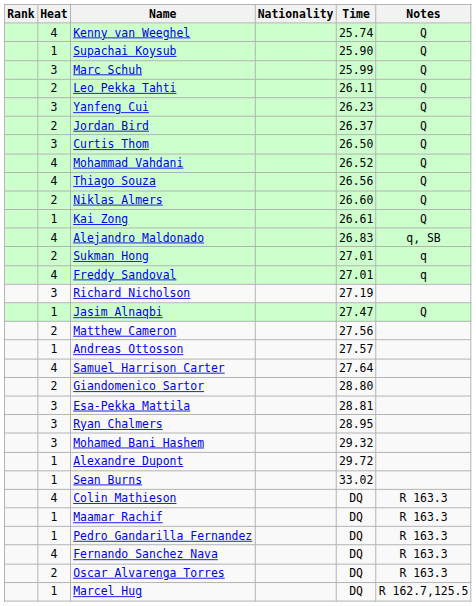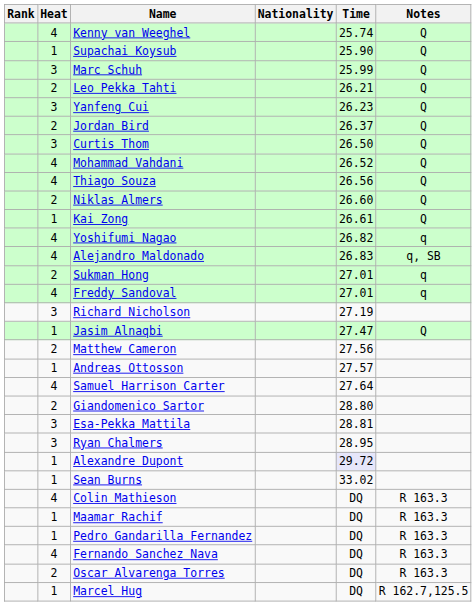(356, 88) 26.11 -> (356, 88) 26.21
+ row: (125, 238)
- row: (139, 443)
(356, 461) no background -> (356, 461) lavender background
